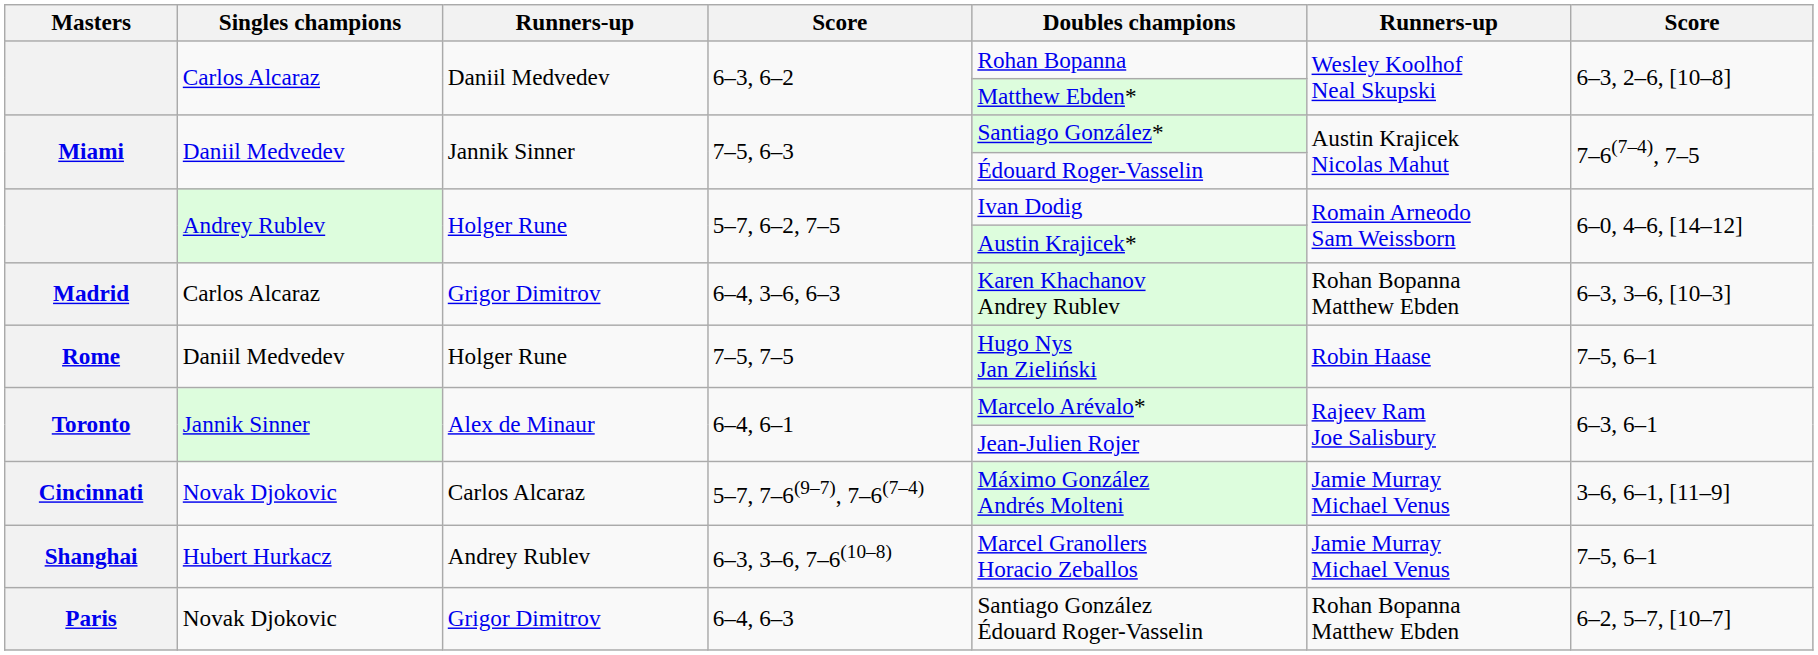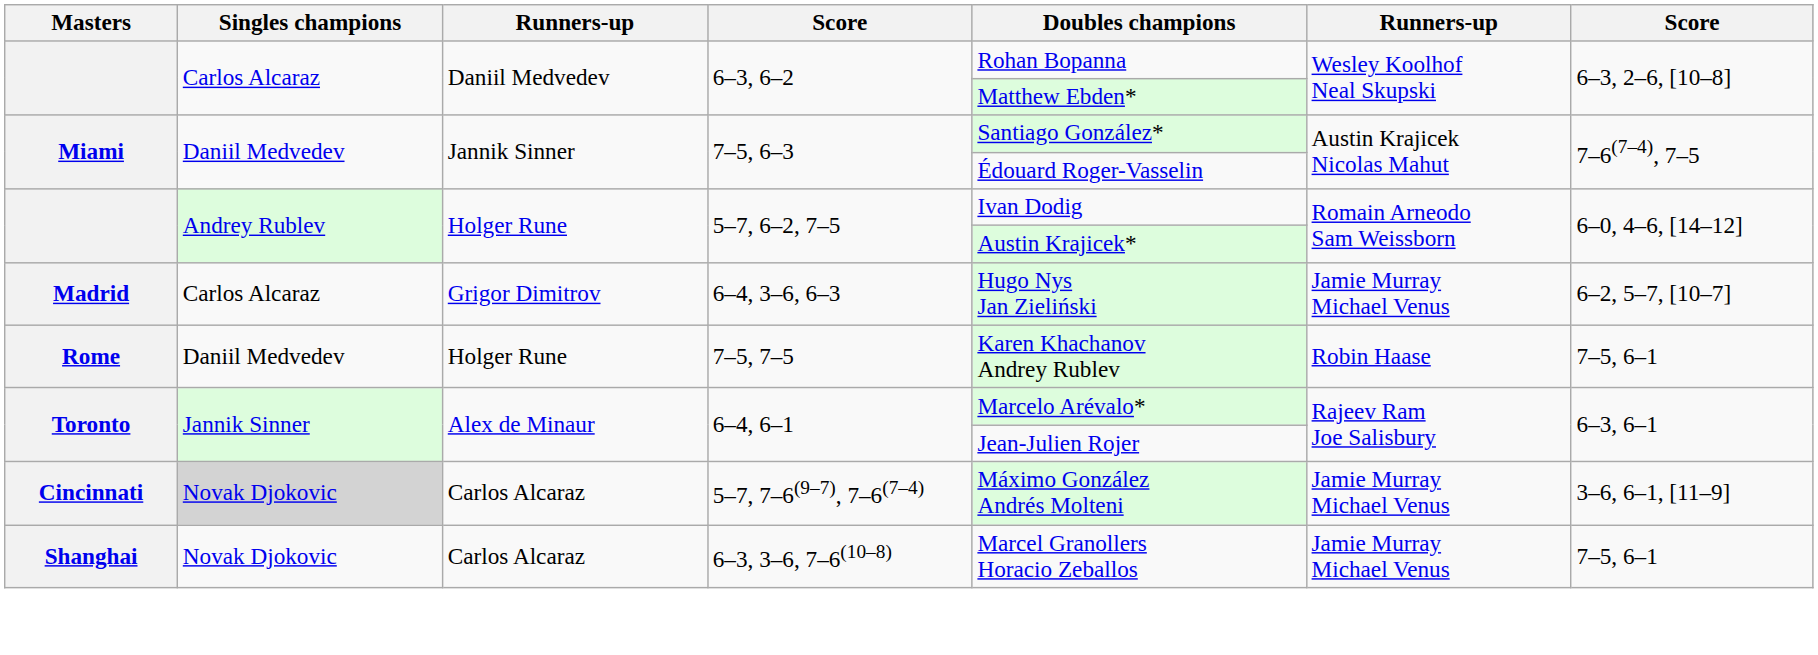(1061, 293) Karen Khachanov Andrey Rublev -> (1037, 293) Hugo Nys Jan Zieliński
(1386, 293) Rohan Bopanna Matthew Ebden -> (1381, 293) Jamie Murray Michael Venus
(1654, 293) 6–3, 3–6, [10–3] -> (1654, 293) 6–2, 5–7, [10–7]
(1037, 356) Hugo Nys Jan Zieliński -> (1061, 356) Karen Khachanov Andrey Rublev
(260, 492) no background -> (260, 492) lightgrey background
(257, 555) Hubert Hurkacz -> (260, 555) Novak Djokovic
(519, 555) Andrey Rublev -> (516, 555) Carlos Alcaraz
- row: (91, 618)
